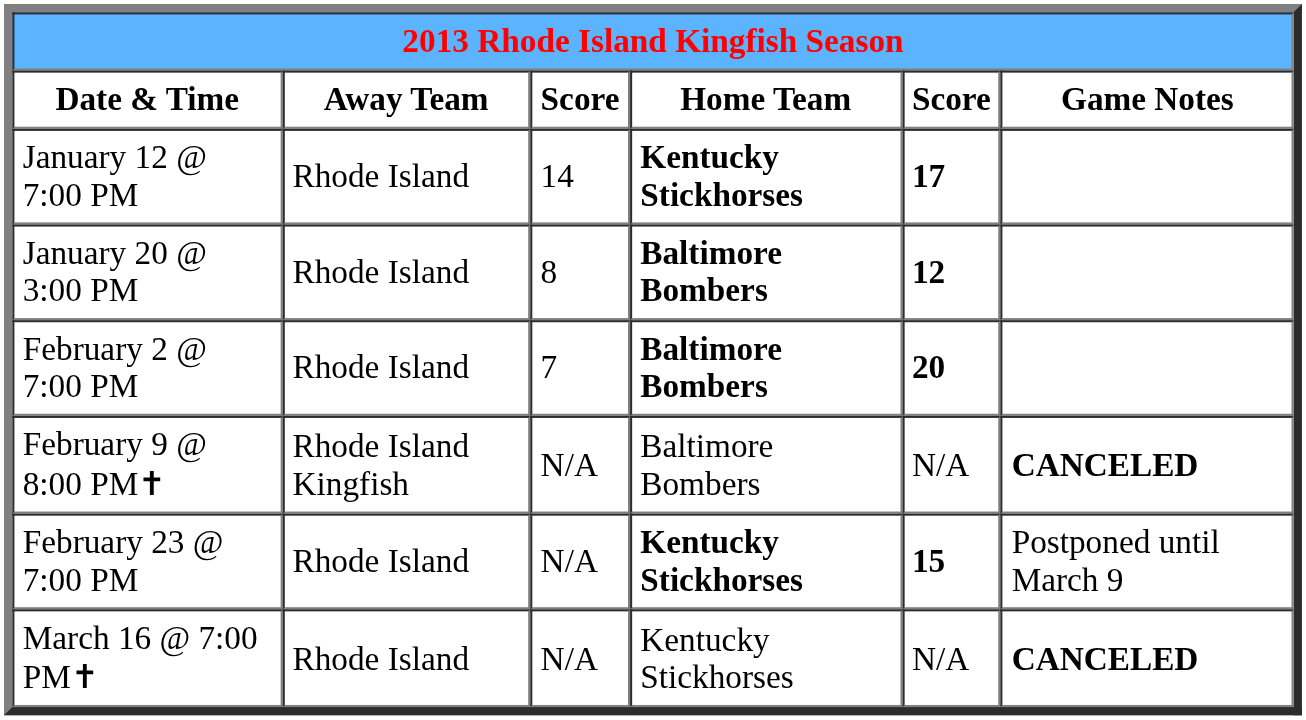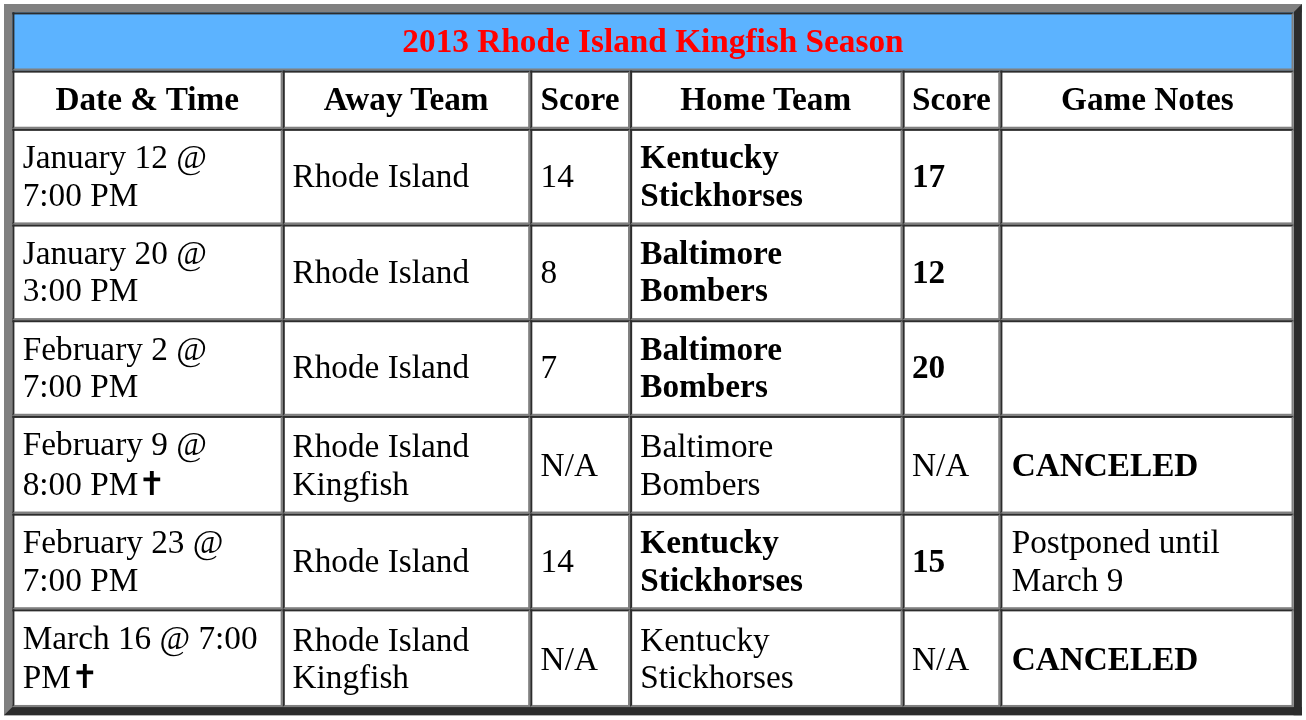(569, 560) N/A -> (557, 560) 14
(381, 657) Rhode Island -> (381, 657) Rhode Island Kingfish
